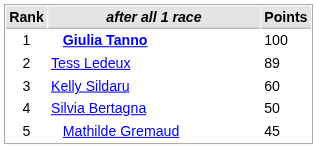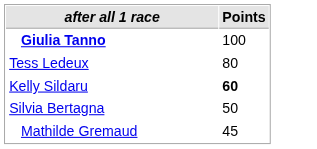- column: (26, 17)
(272, 63) 89 -> (230, 63) 80
(272, 86) normal -> (230, 86) bold
